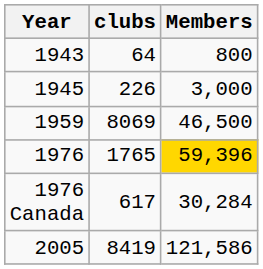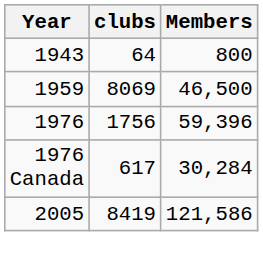- row: (59, 89)
(131, 156) 1765 -> (131, 123) 1756
(215, 156) gold background -> (215, 123) no background
